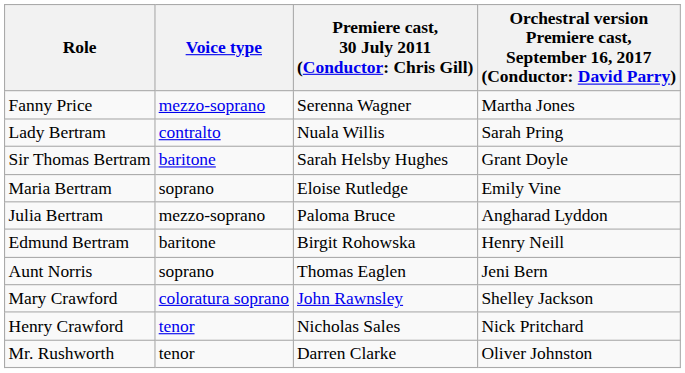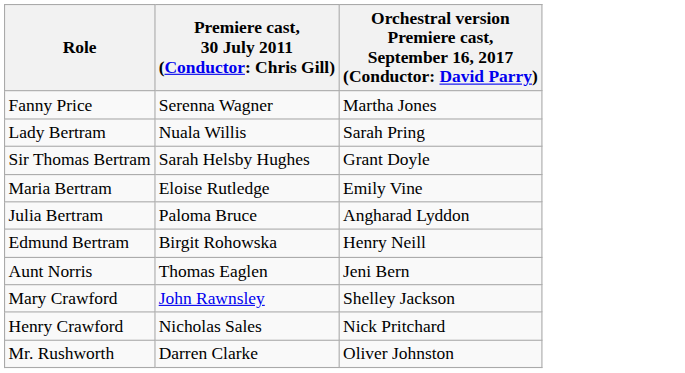- column: (224, 47)
